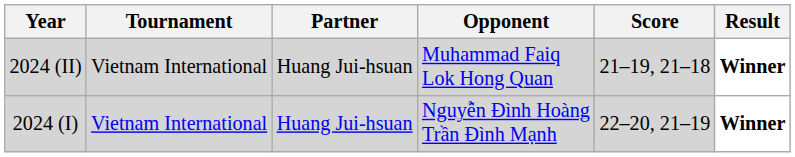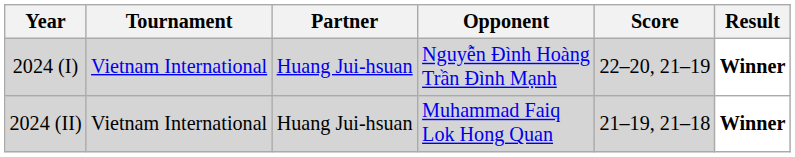rows swapped: (46, 123) <-> (46, 66)
